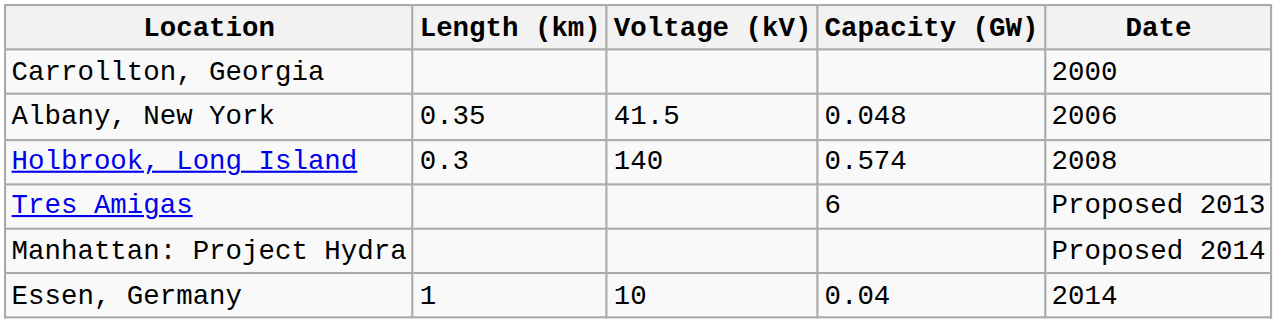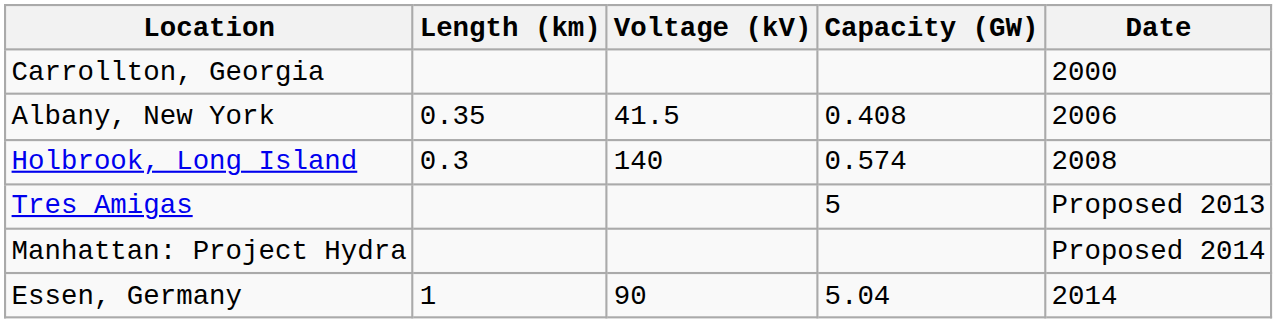(866, 117) 0.048 -> (866, 117) 0.408
(833, 206) 6 -> (833, 206) 5
(630, 296) 10 -> (630, 296) 90
(857, 296) 0.04 -> (857, 296) 5.04
